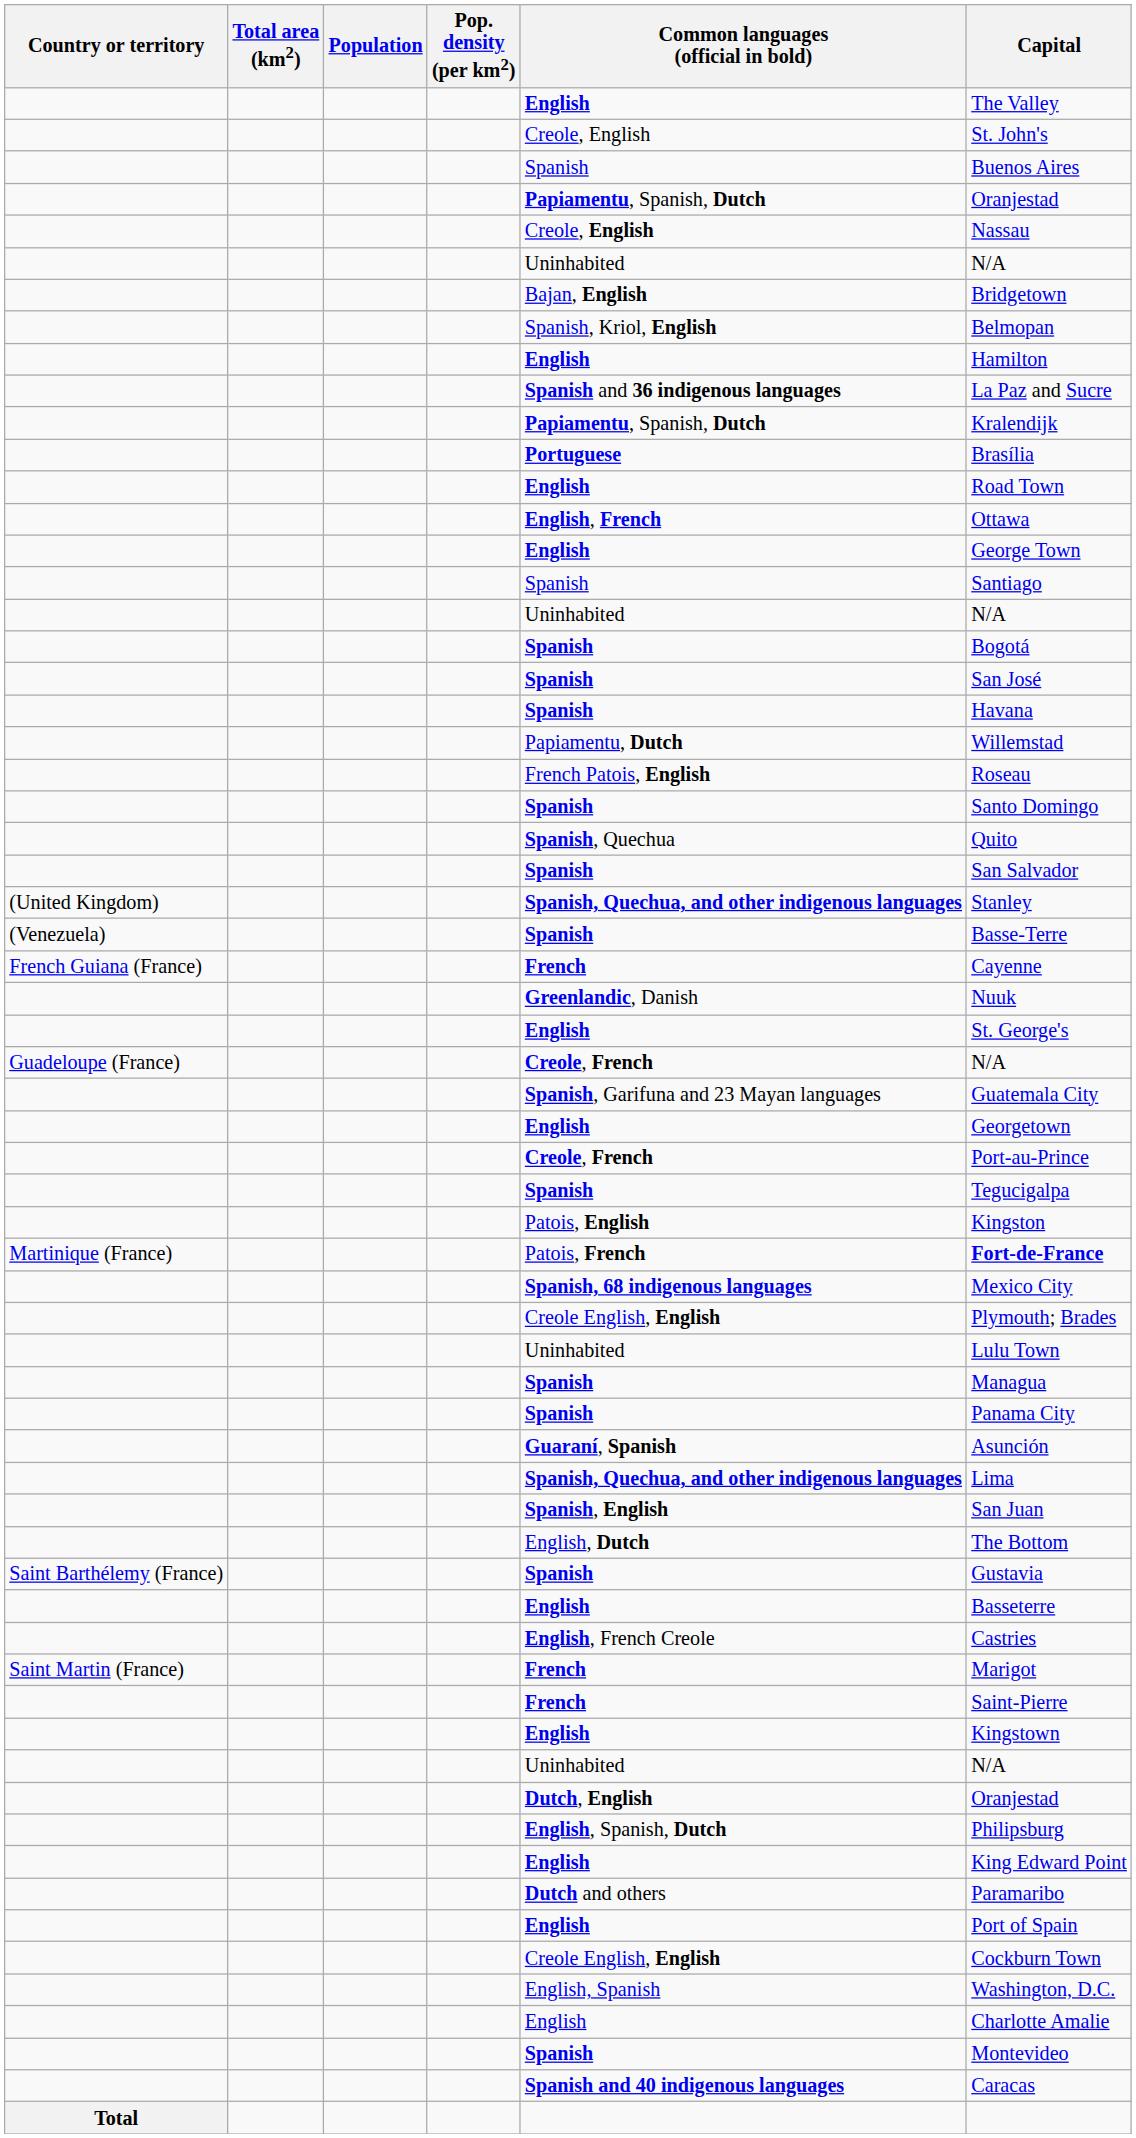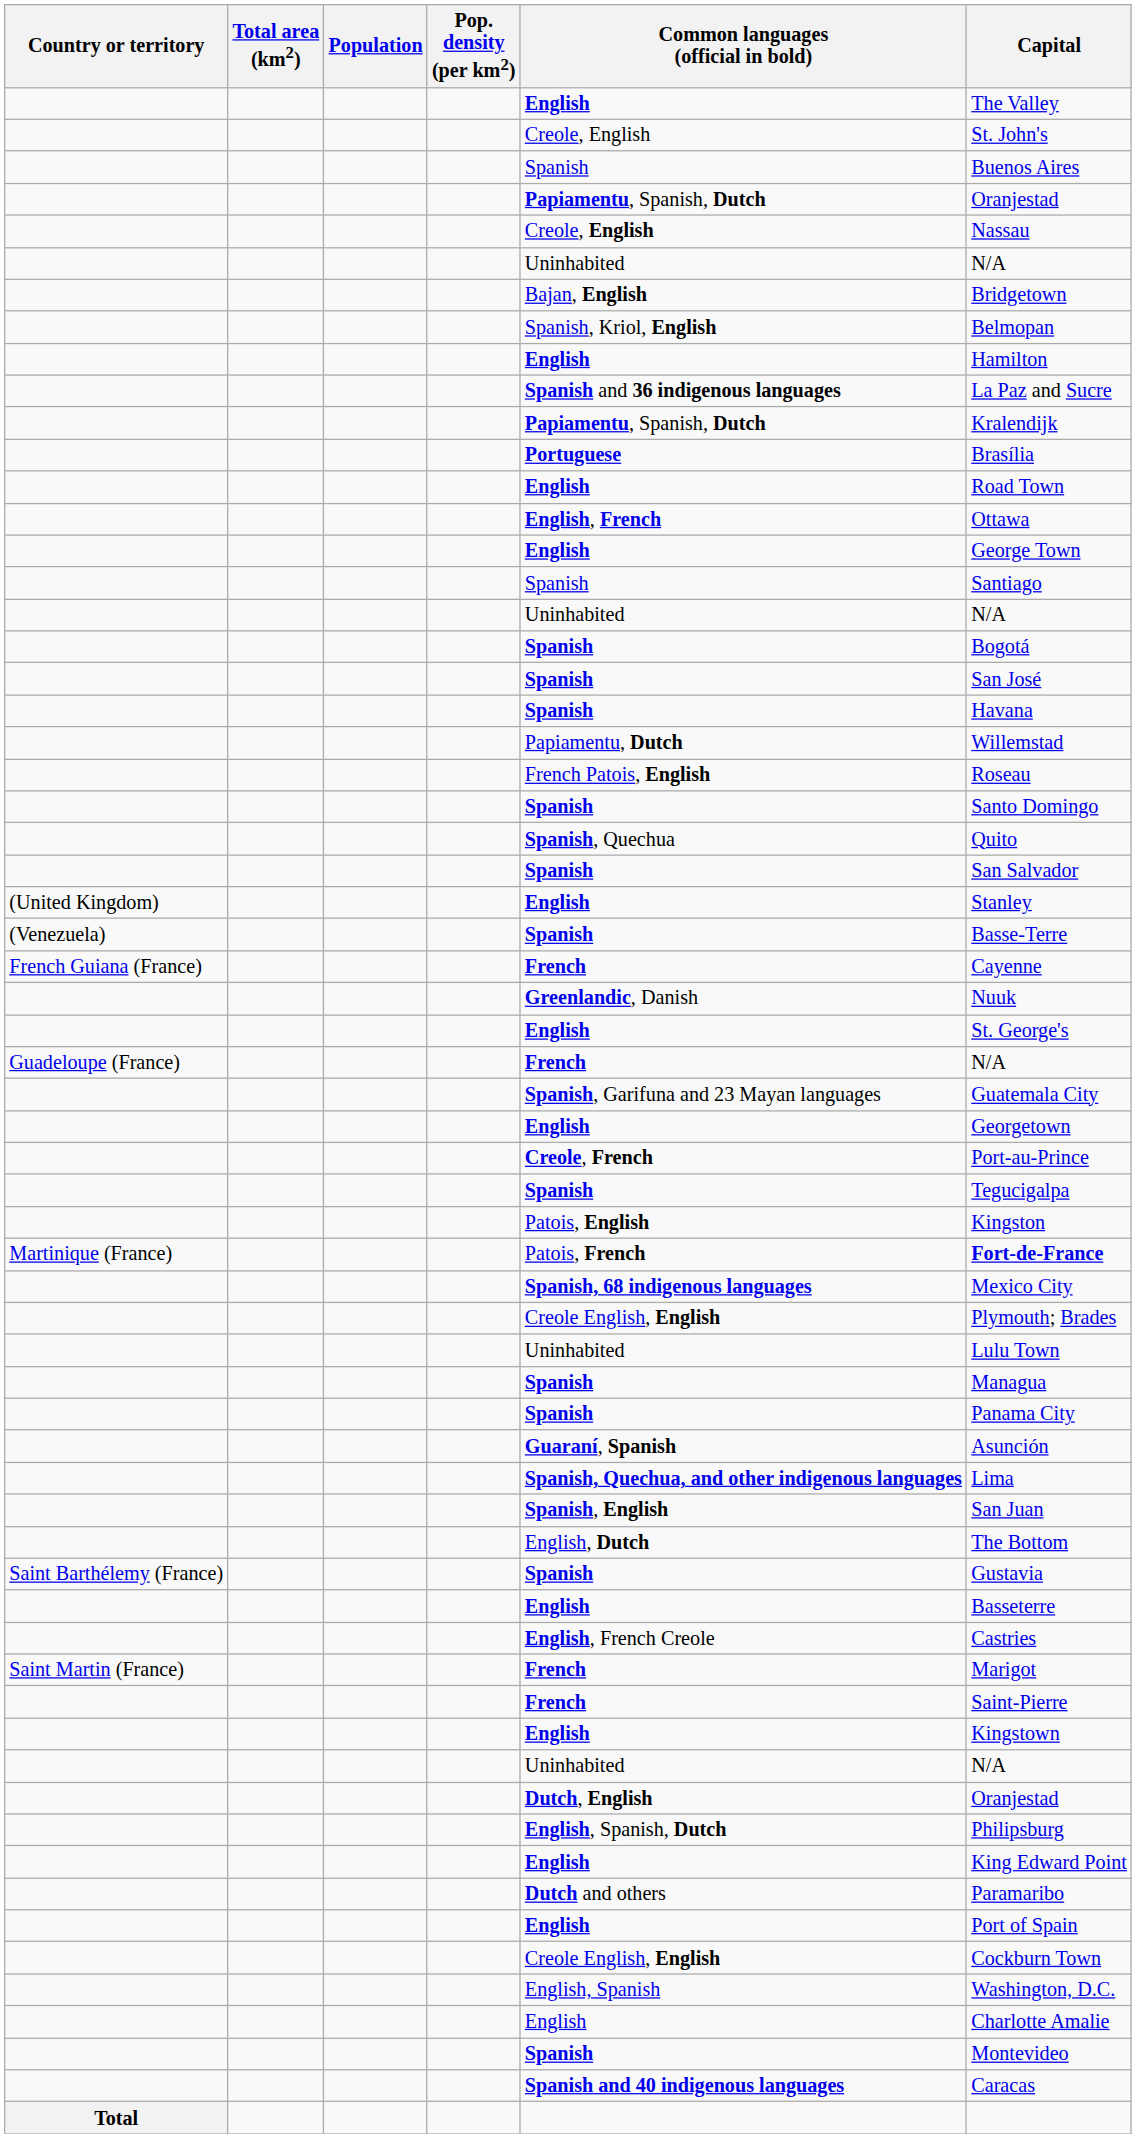(743, 902) Spanish, Quechua, and other indigenous languages -> (557, 902) English
(589, 1062) Creole, French -> (555, 1062) French
